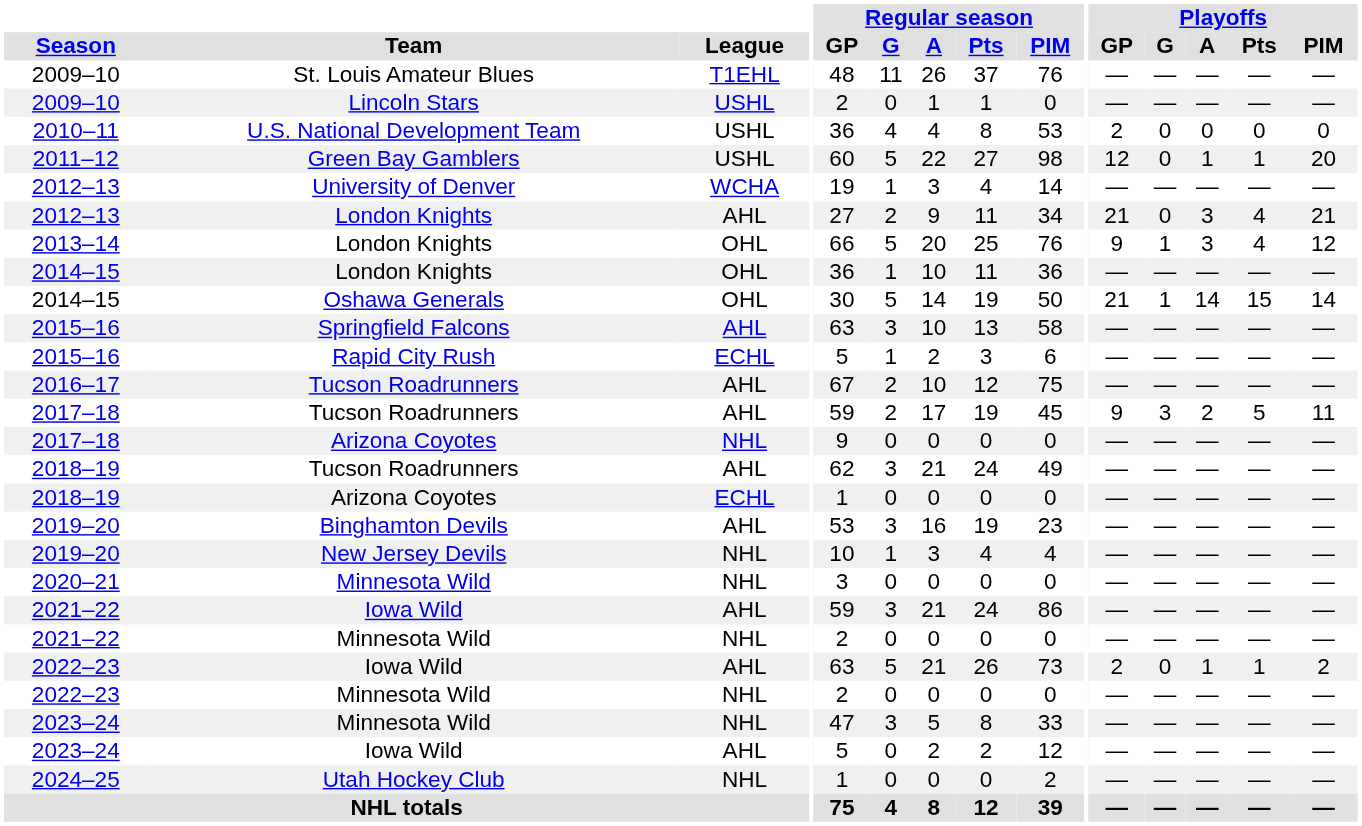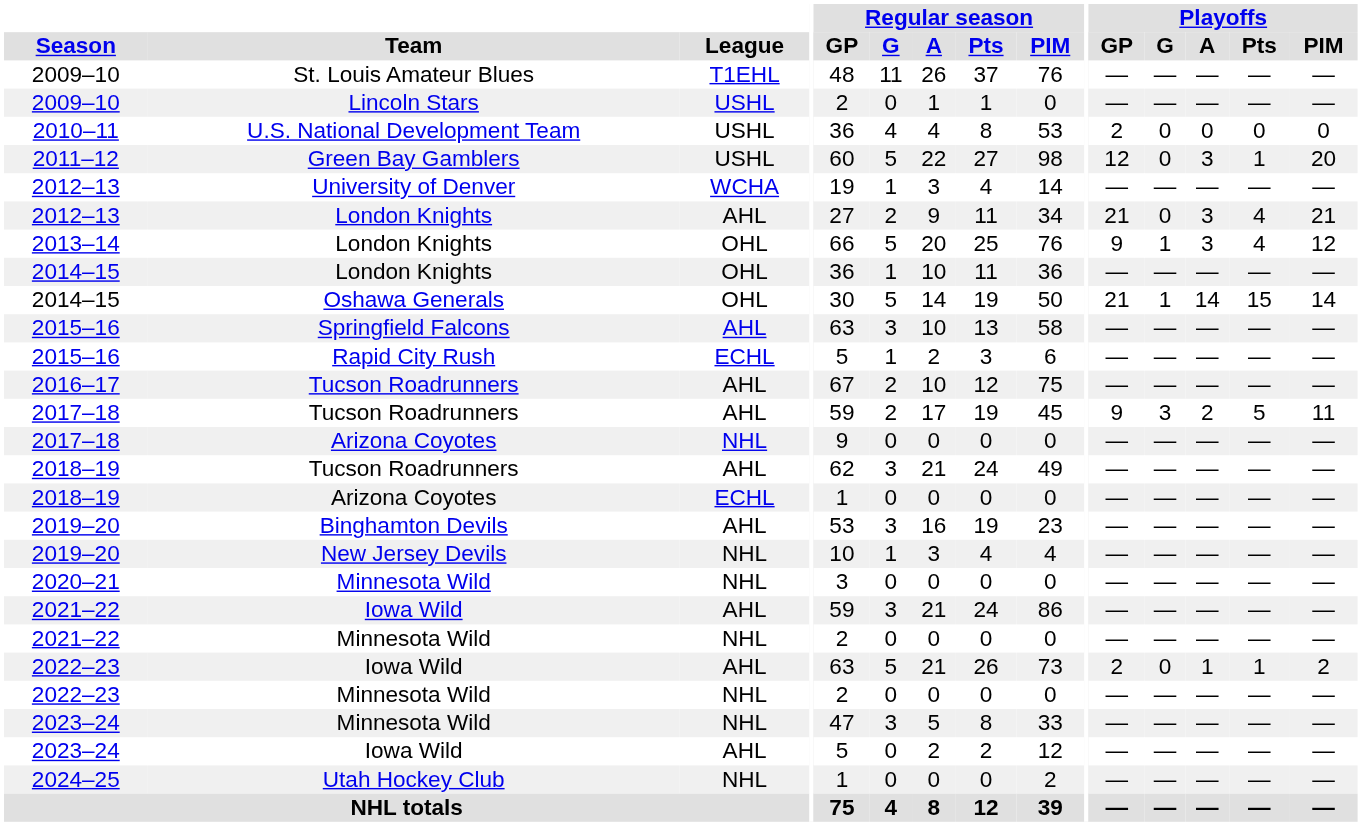(1207, 158) 1 -> (1207, 158) 3
